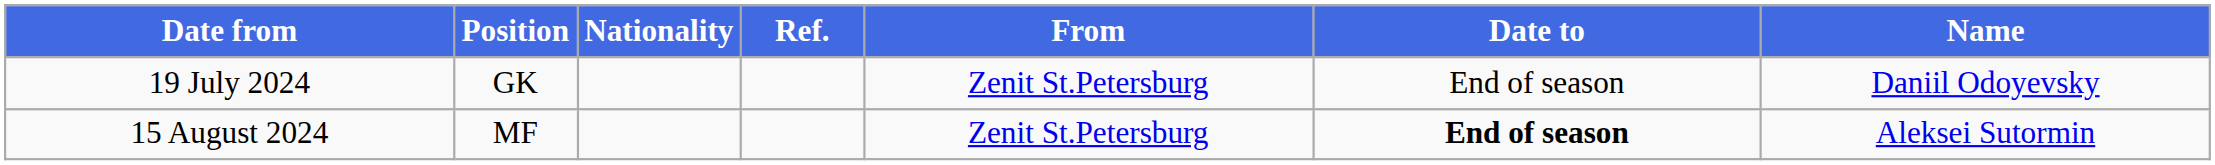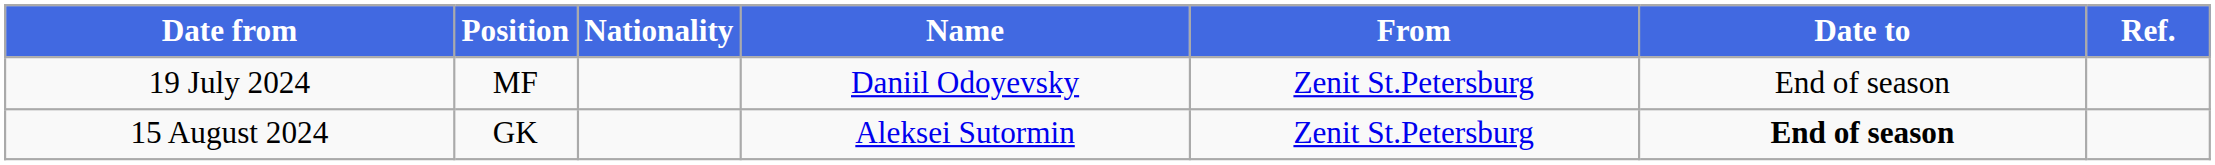columns swapped: (1986, 30) <-> (802, 30)
(515, 82) GK -> (515, 82) MF
(515, 133) MF -> (515, 133) GK
